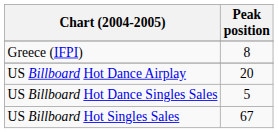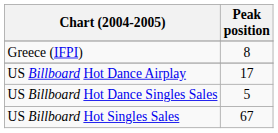(247, 73) 20 -> (247, 73) 17
